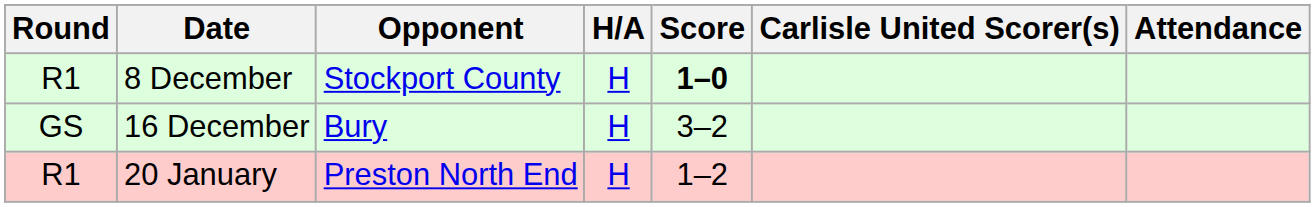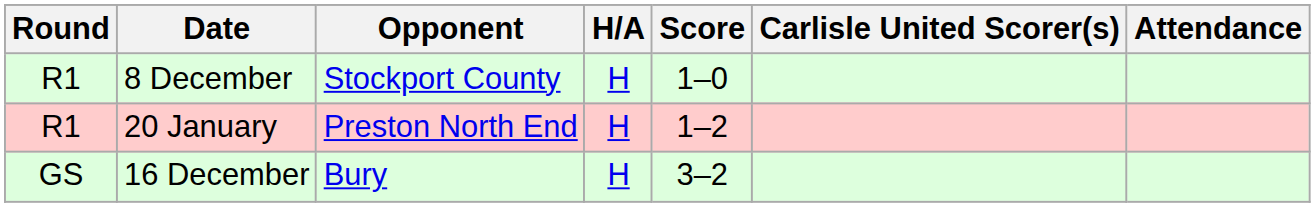(702, 77) bold -> (702, 77) normal
rows swapped: (217, 126) <-> (200, 175)
